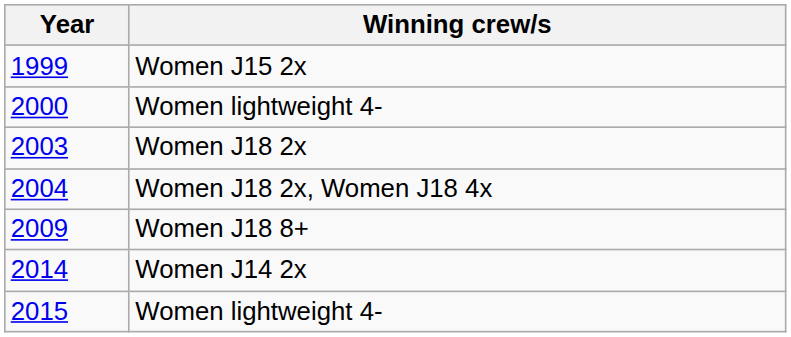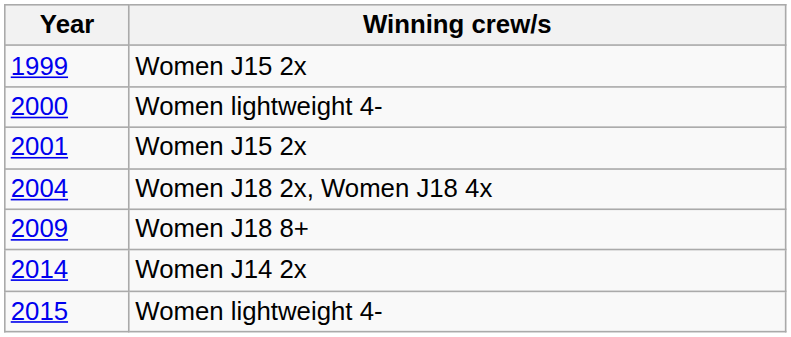+ row: (39, 147)
- row: (39, 147)
